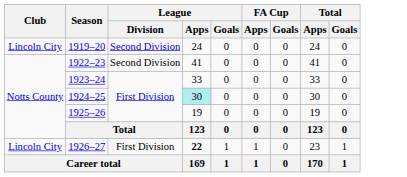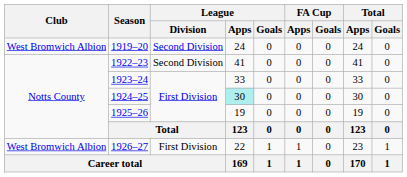(35, 46) Lincoln City -> (56, 46) West Bromwich Albion
(35, 146) Lincoln City -> (56, 146) West Bromwich Albion
(197, 146) bold -> (240, 146) normal
